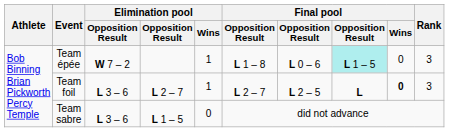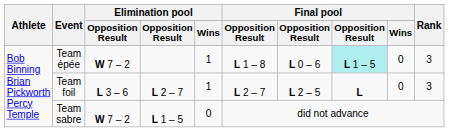(401, 87) bold -> (401, 87) normal
(112, 120) L 3 – 6 -> (112, 120) W 7 – 2
